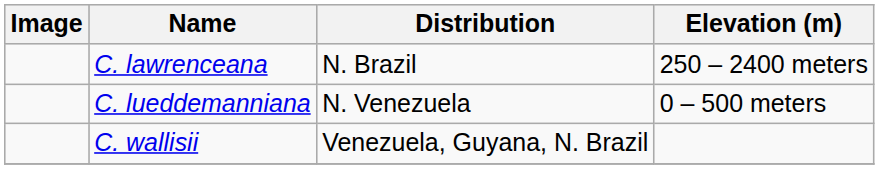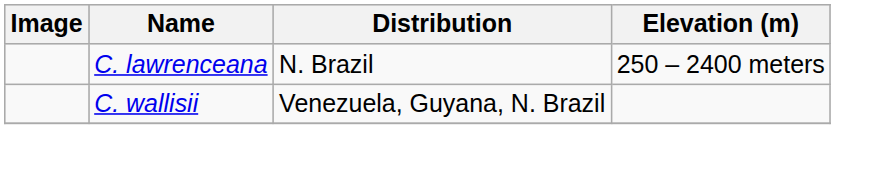- row: (202, 103)
